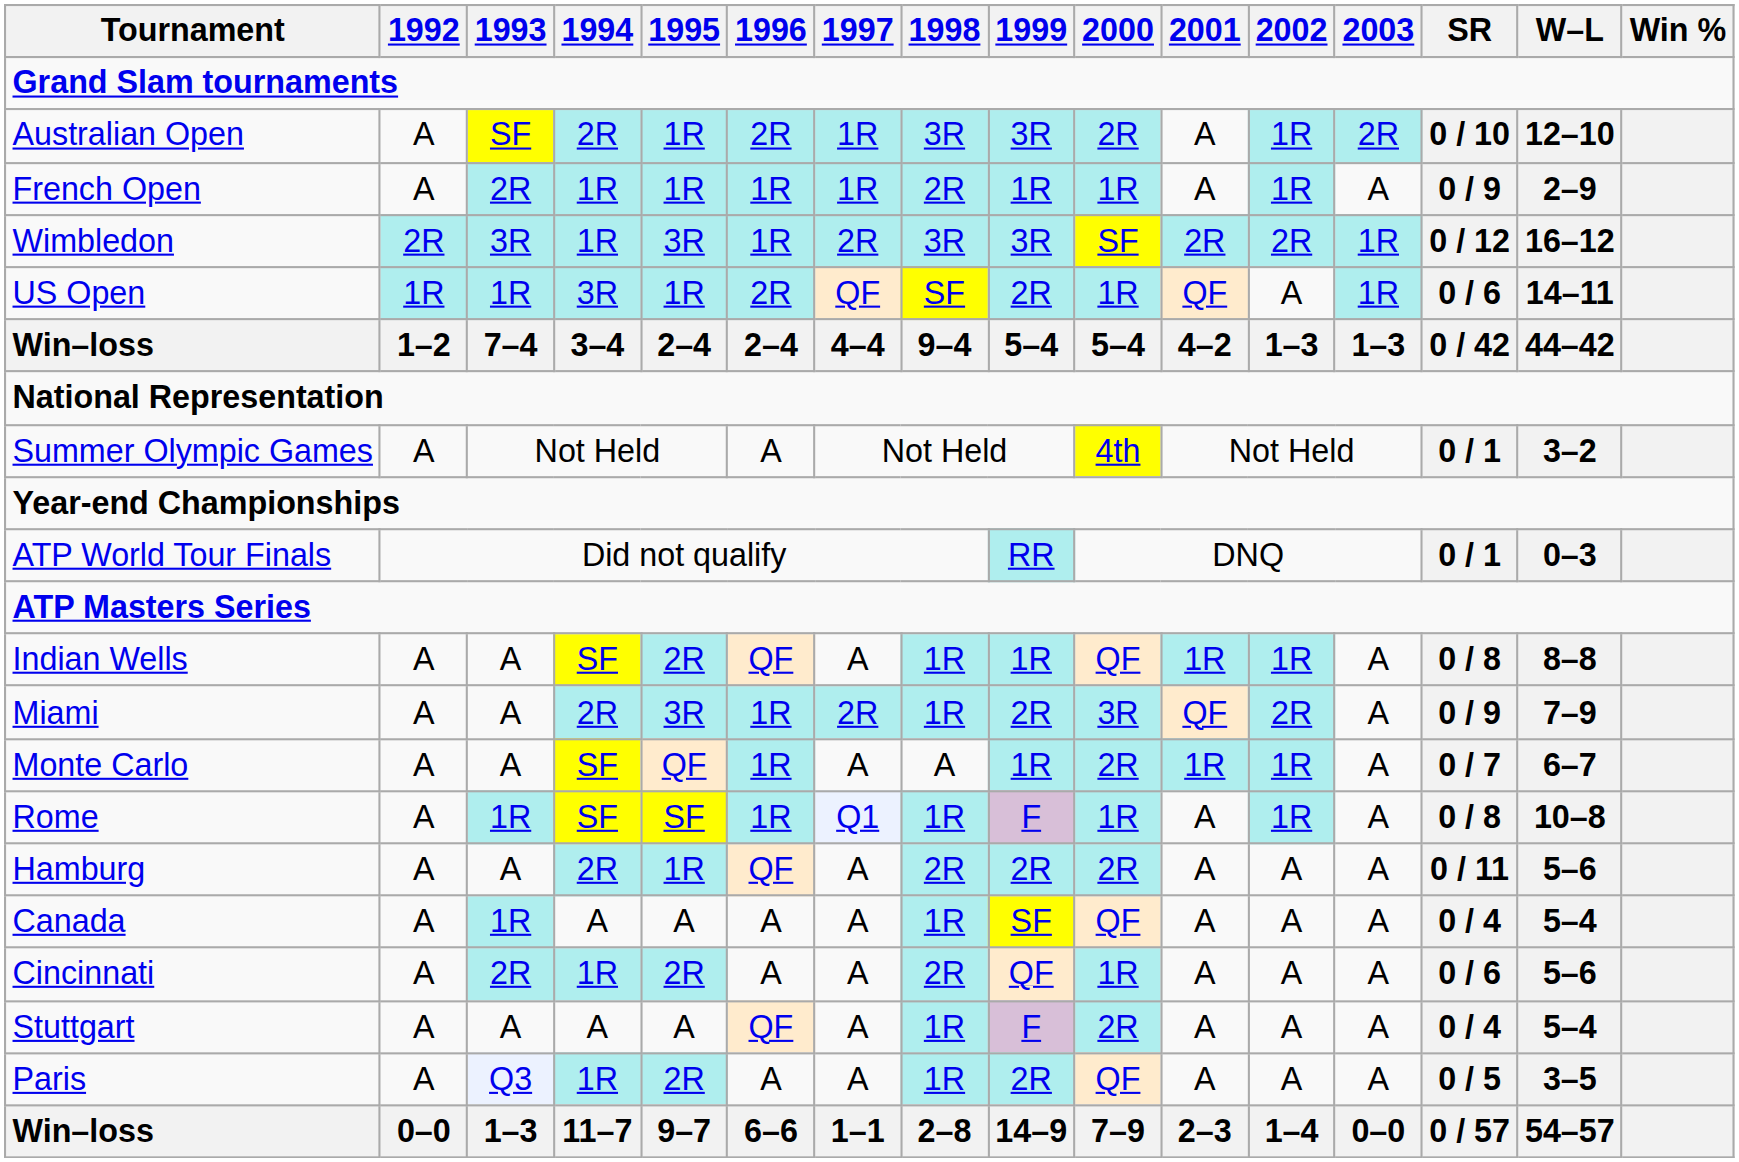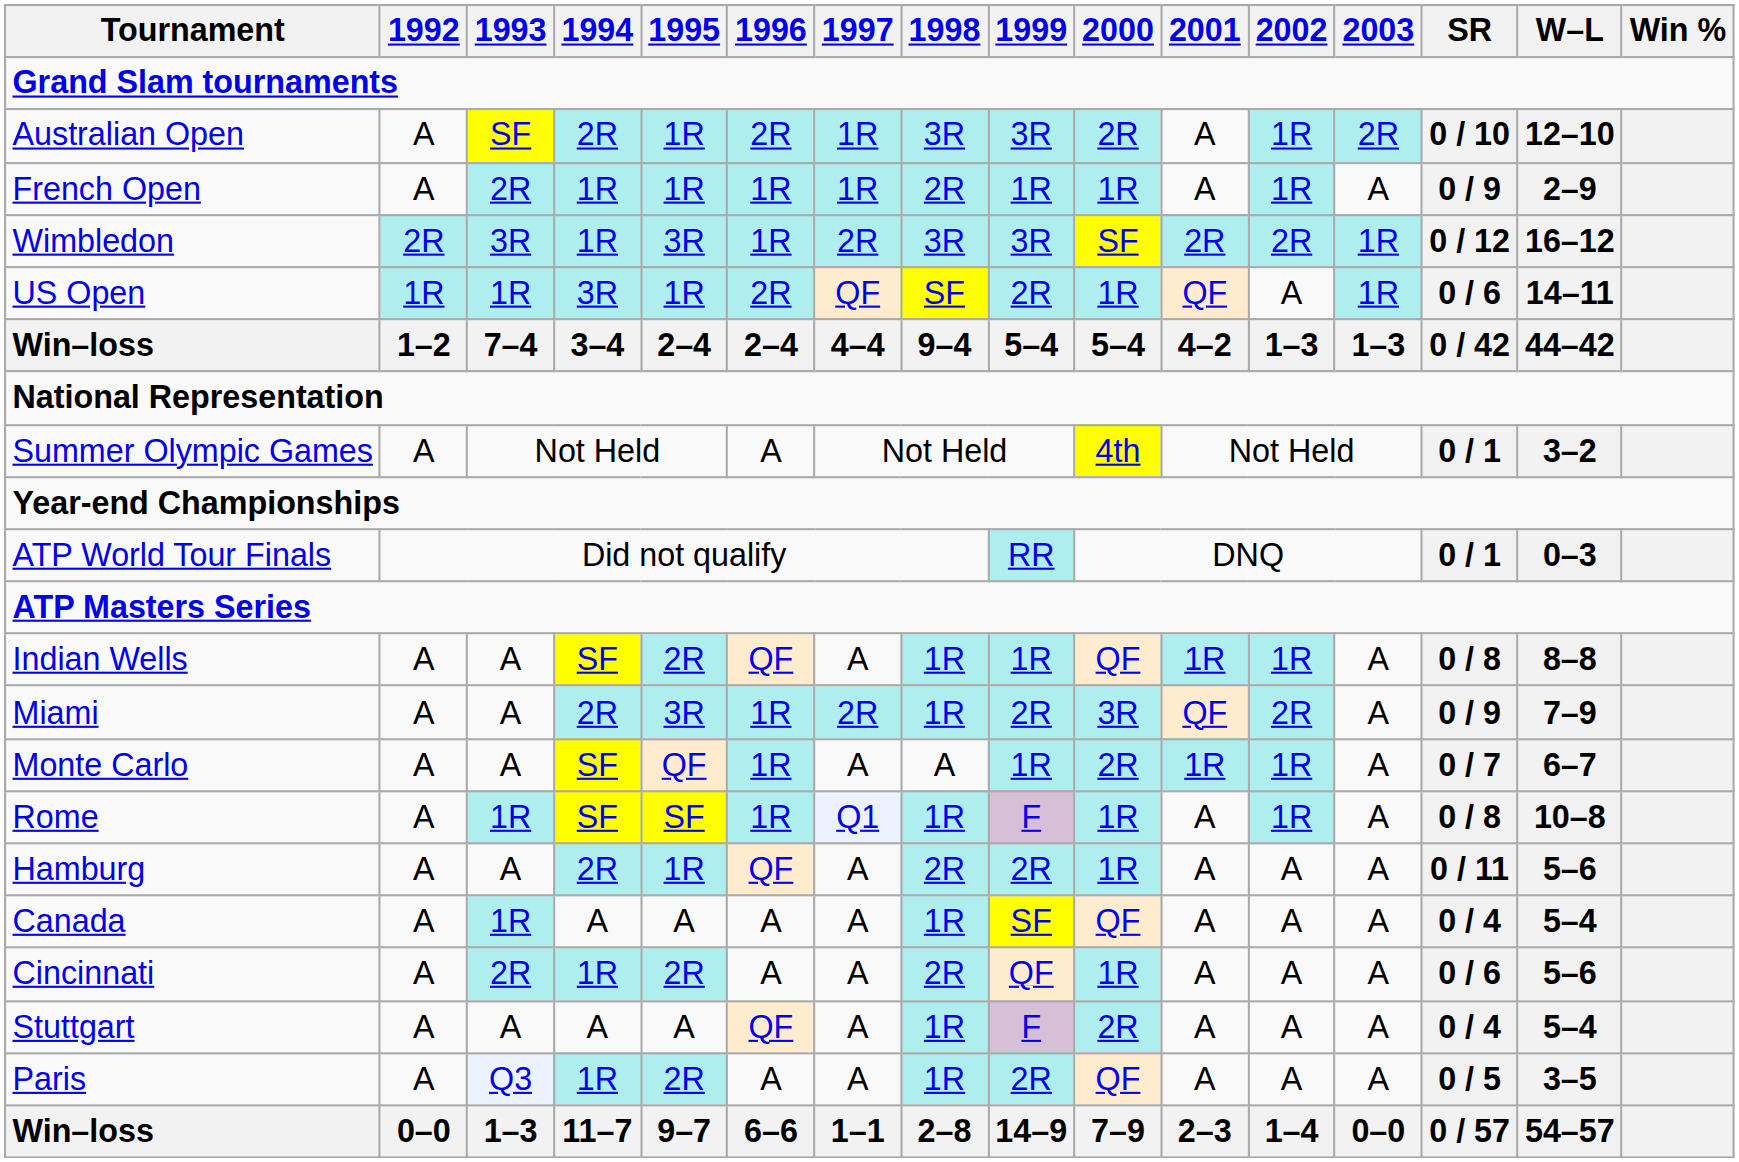(1118, 868) 2R -> (1118, 868) 1R
